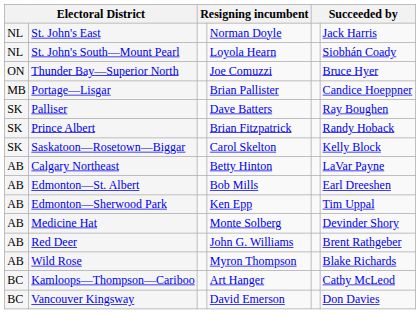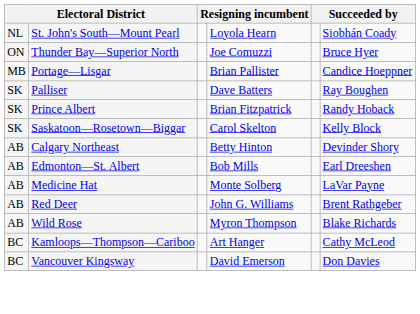- row: (66, 33)
(353, 166) LaVar Payne -> (361, 147) Devinder Shory
- row: (99, 204)
(361, 223) Devinder Shory -> (353, 185) LaVar Payne
